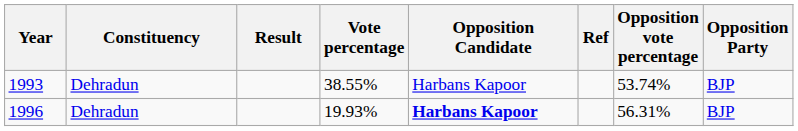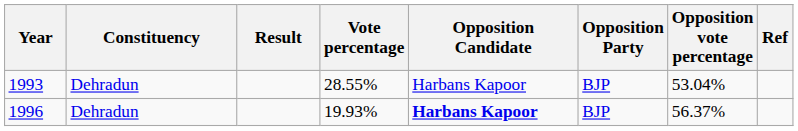columns swapped: (748, 37) <-> (596, 37)
(351, 84) 38.55% -> (351, 84) 28.55%
(644, 84) 53.74% -> (698, 84) 53.04%
(644, 111) 56.31% -> (698, 111) 56.37%
